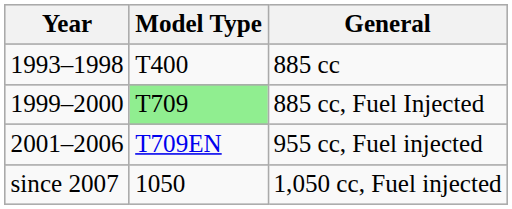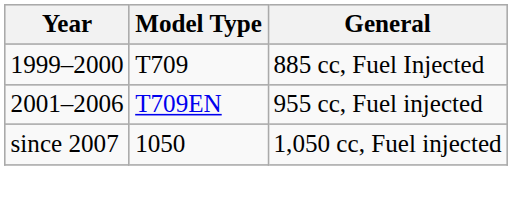- row: (307, 64)
(162, 104) lightgreen background -> (162, 64) no background
